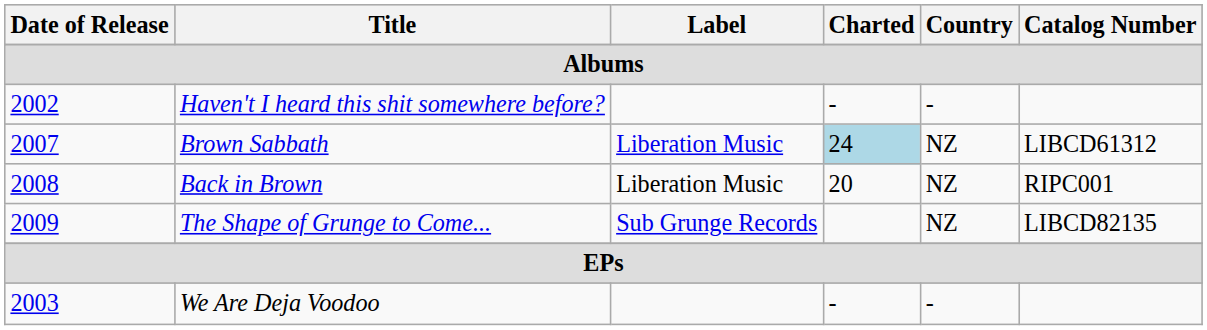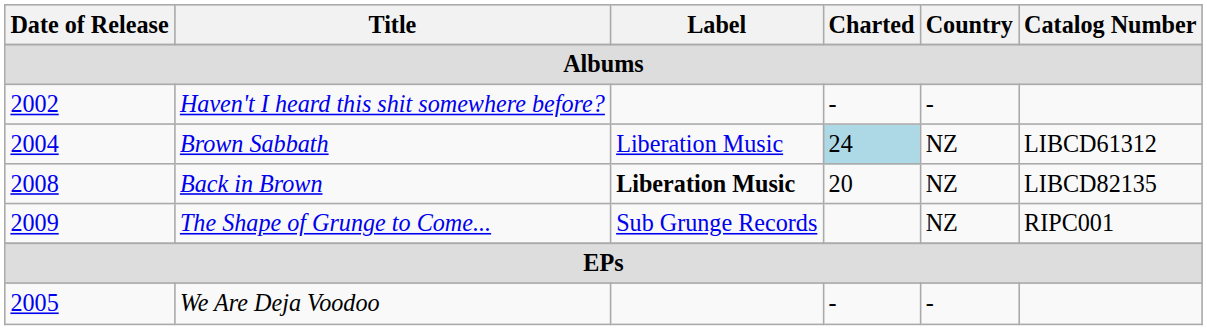(35, 144) 2007 -> (35, 144) 2004
(700, 184) normal -> (706, 184) bold
(1069, 184) RIPC001 -> (1091, 184) LIBCD82135
(1091, 223) LIBCD82135 -> (1069, 223) RIPC001
(35, 303) 2003 -> (35, 303) 2005
